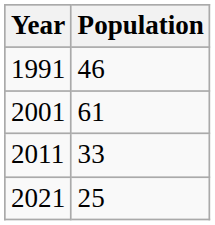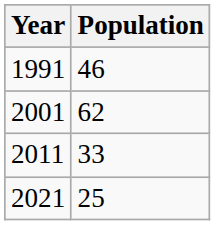(91, 111) 61 -> (91, 111) 62
